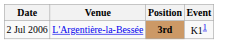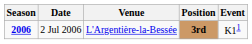+ column: (21, 12)
